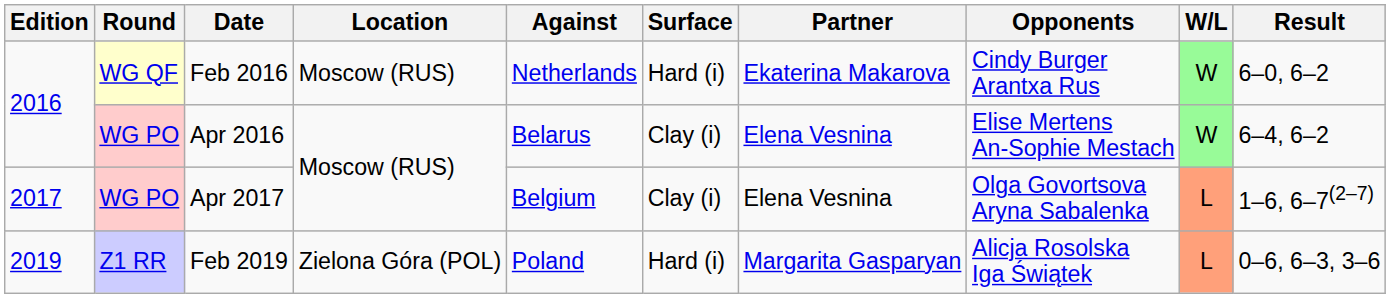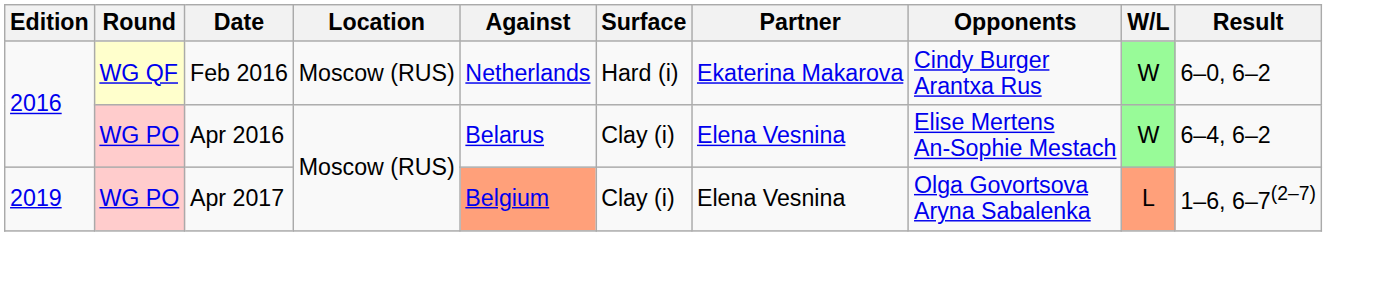(36, 198) 2017 -> (36, 198) 2019
(554, 198) no background -> (507, 198) lightsalmon background
- row: (239, 261)
